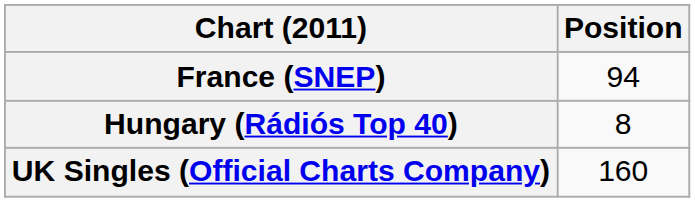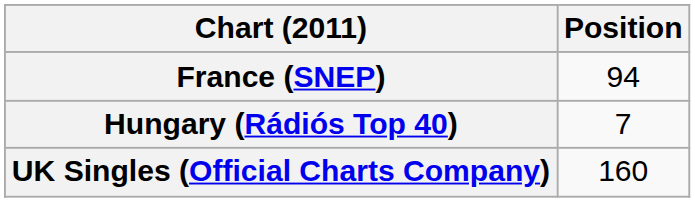(623, 123) 8 -> (623, 123) 7
